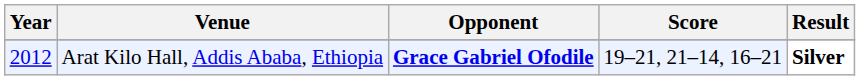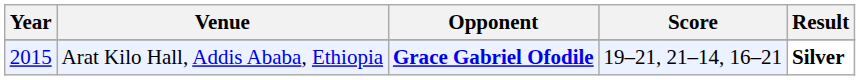(31, 56) 2012 -> (31, 56) 2015
